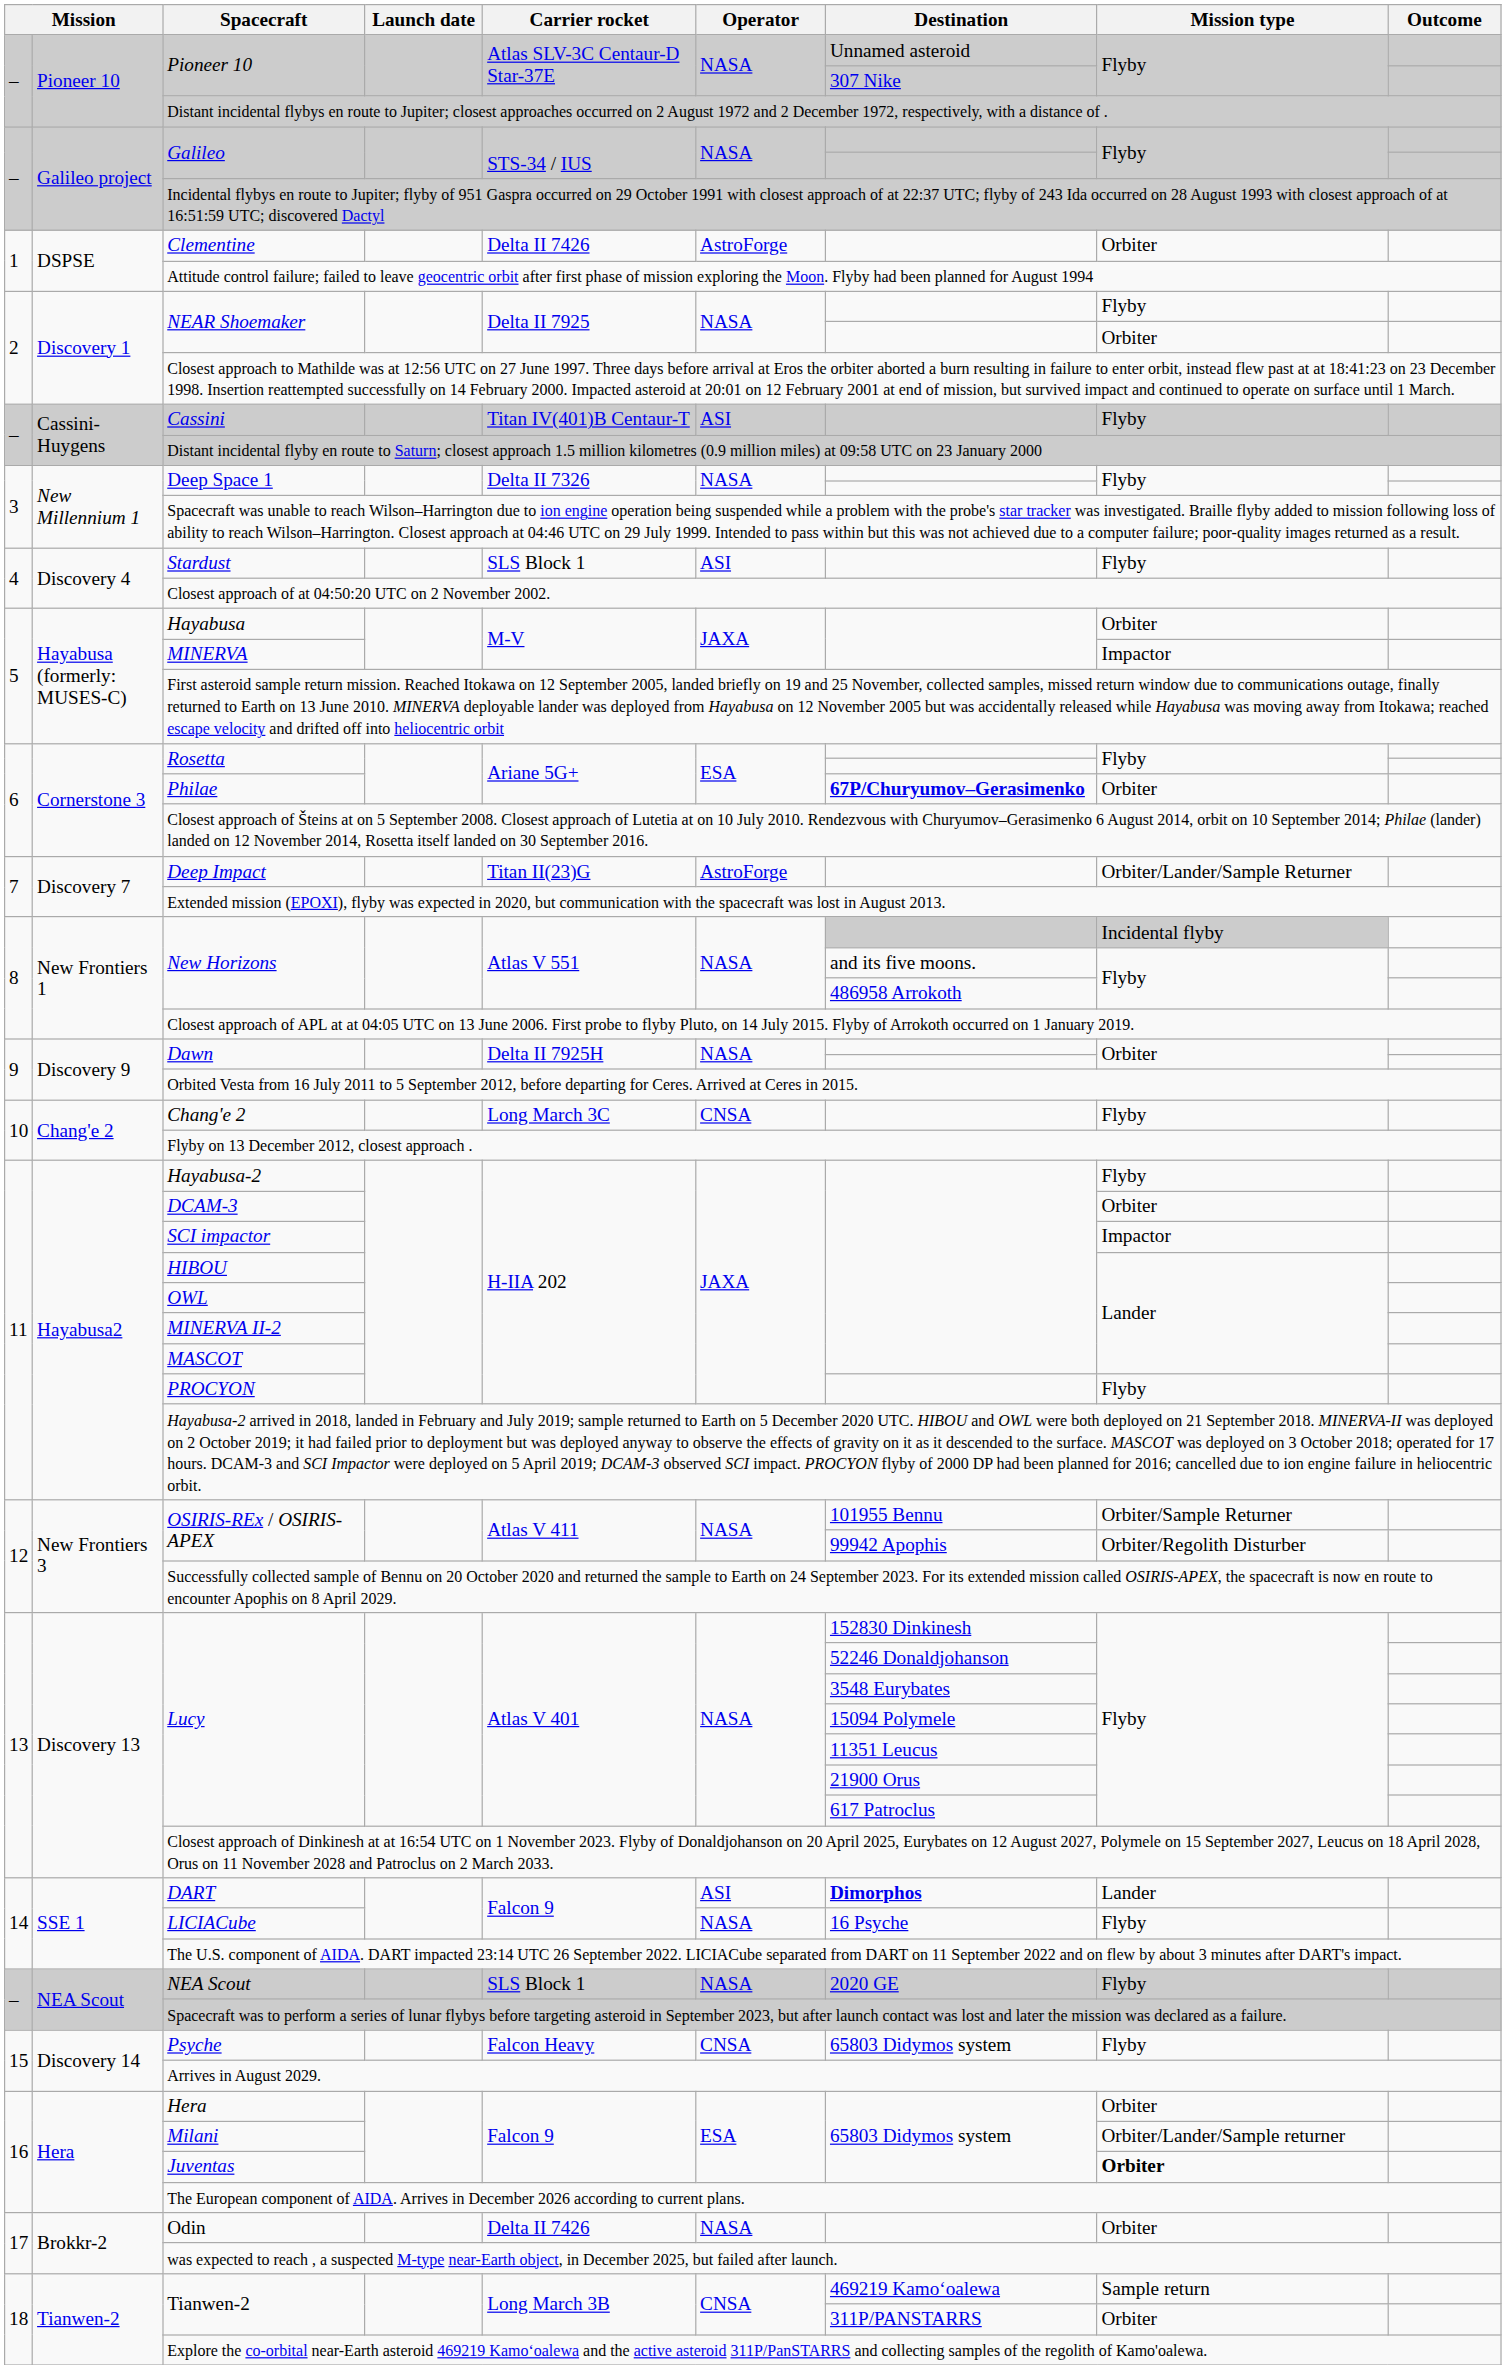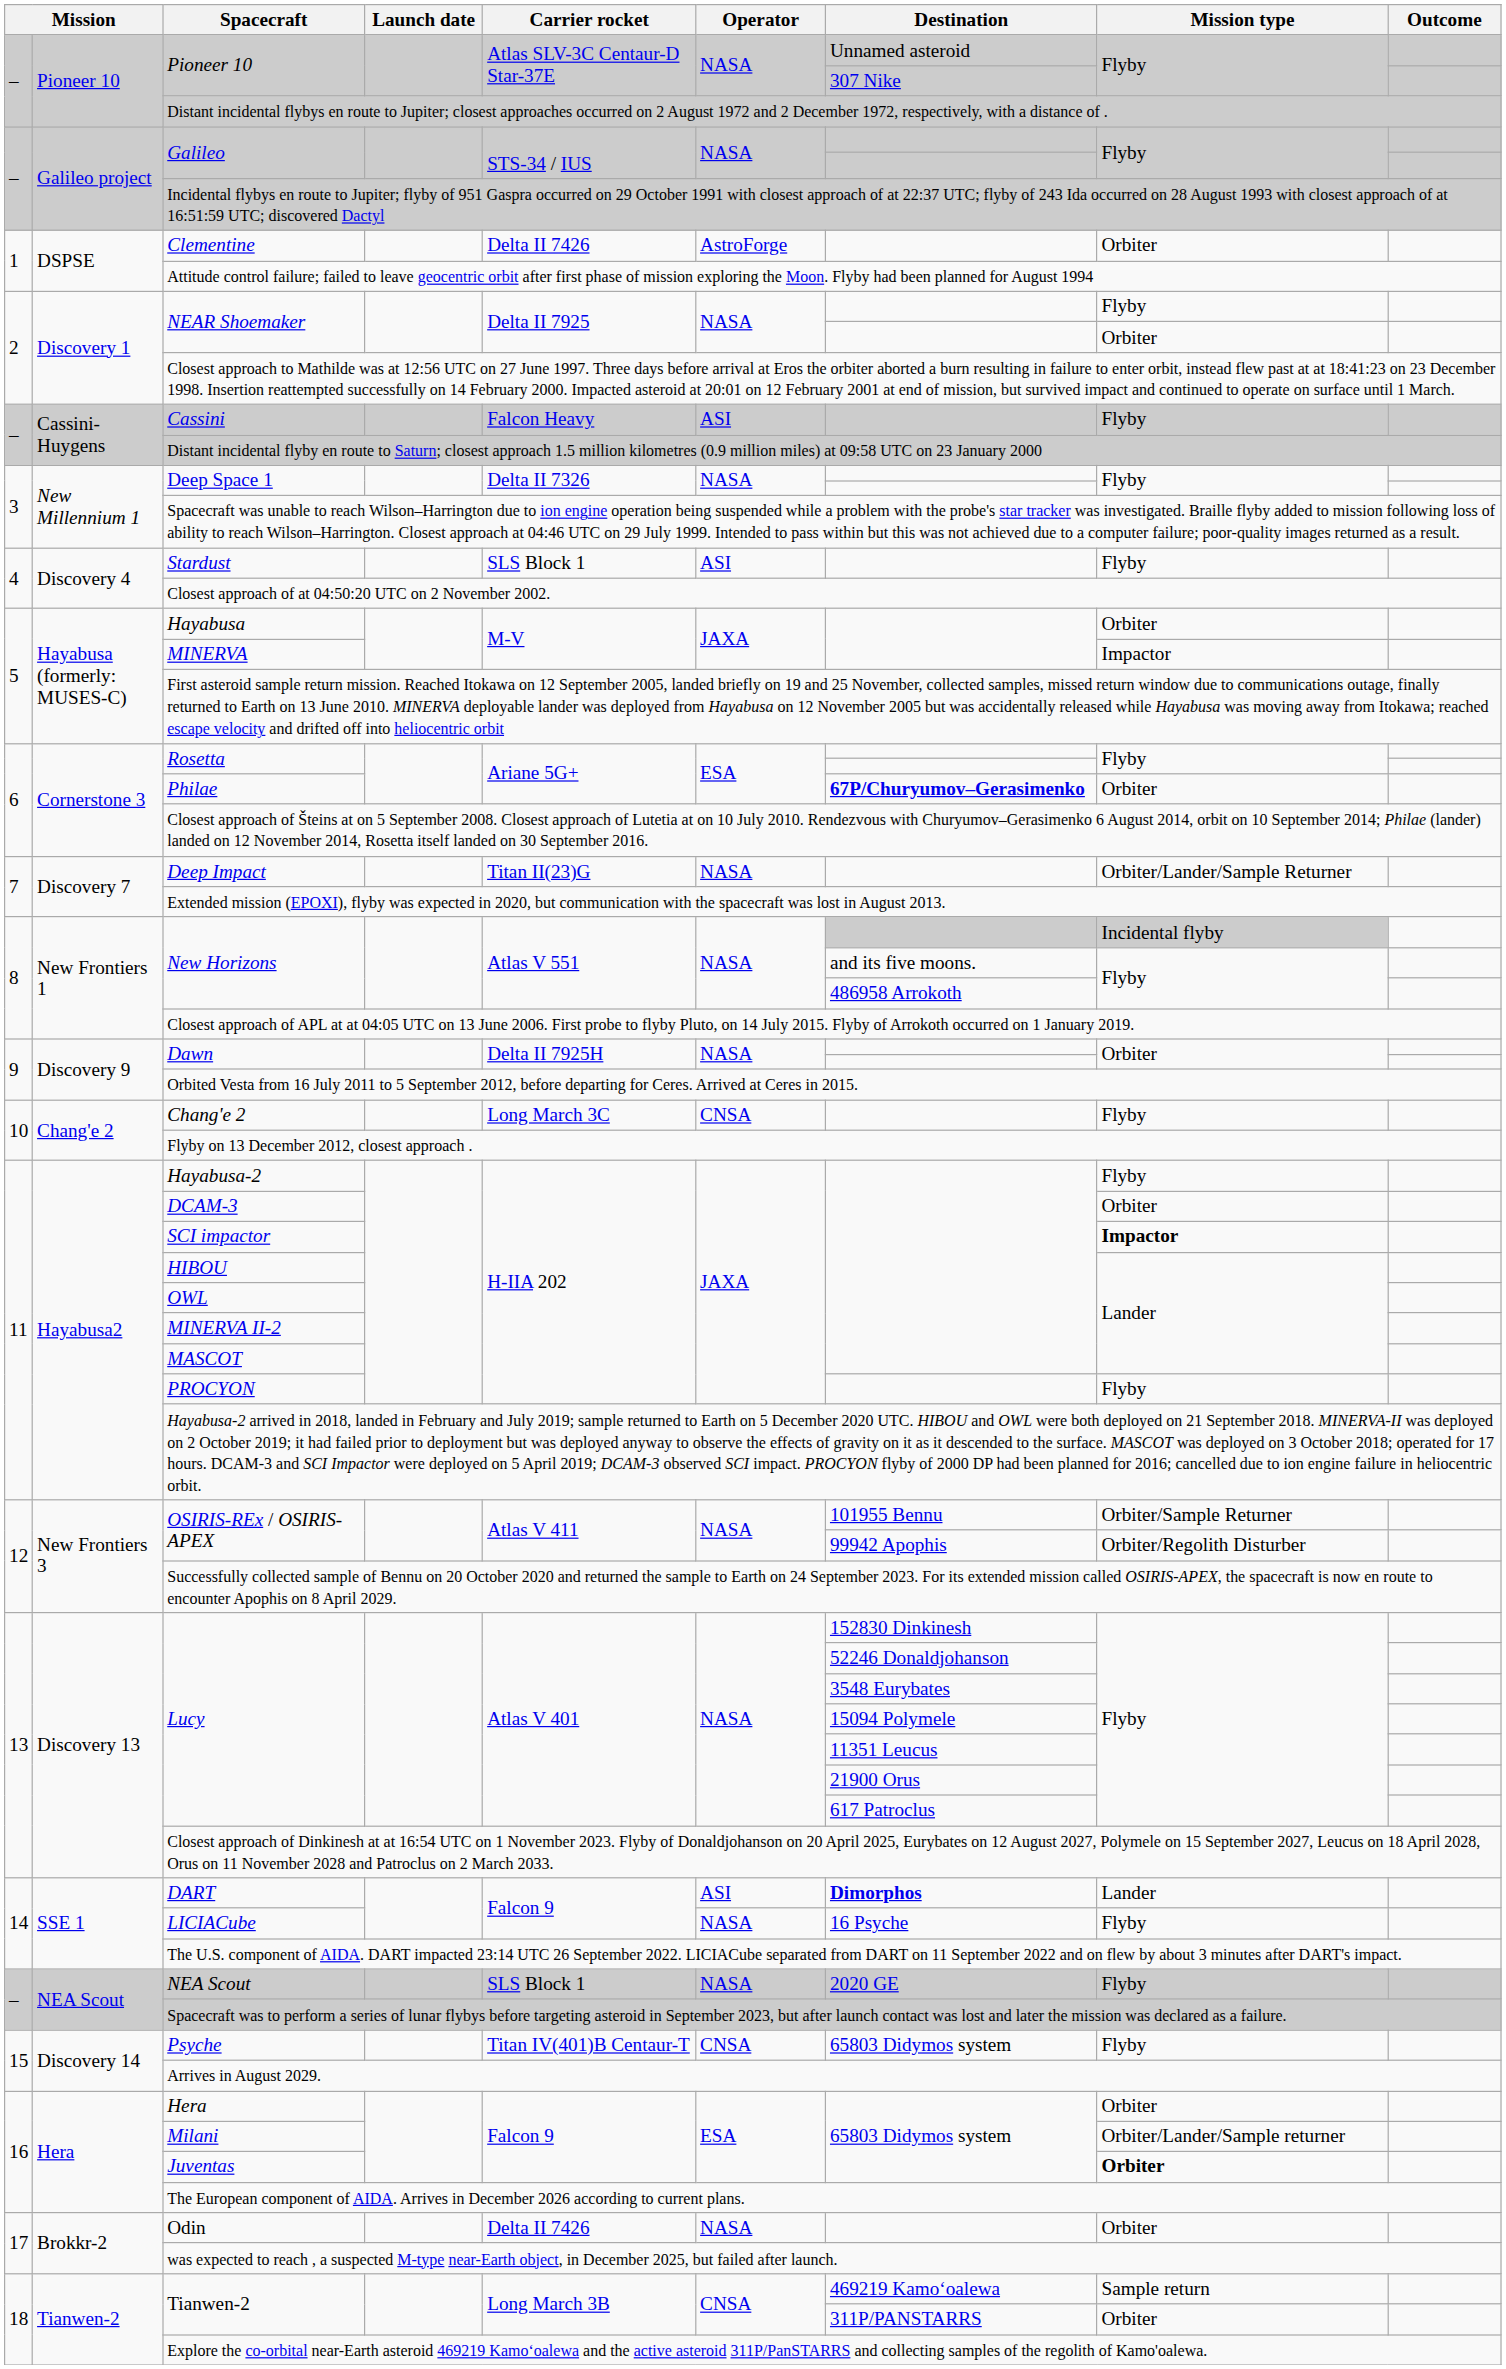(588, 419) Titan IV(401)B Centaur-T -> (541, 419) Falcon Heavy
(744, 871) AstroForge -> (726, 871) NASA
(1136, 1236) normal -> (1140, 1236) bold
(541, 2045) Falcon Heavy -> (588, 2045) Titan IV(401)B Centaur-T
